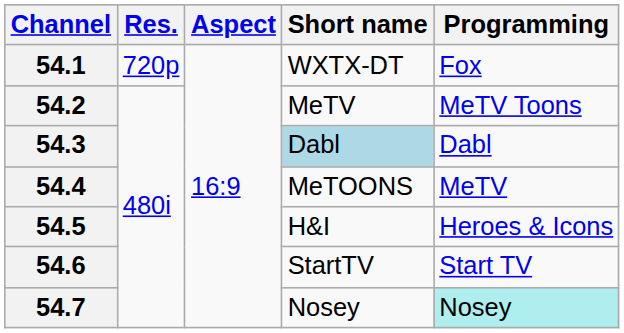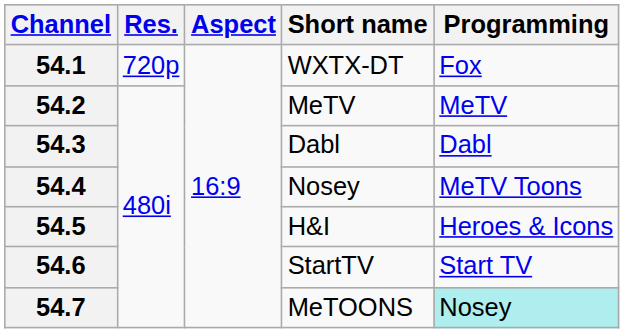(510, 105) MeTV Toons -> (473, 105) MeTV
(314, 145) lightblue background -> (314, 145) no background
(350, 186) MeTOONS -> (324, 186) Nosey
(473, 186) MeTV -> (510, 186) MeTV Toons
(324, 307) Nosey -> (350, 307) MeTOONS
